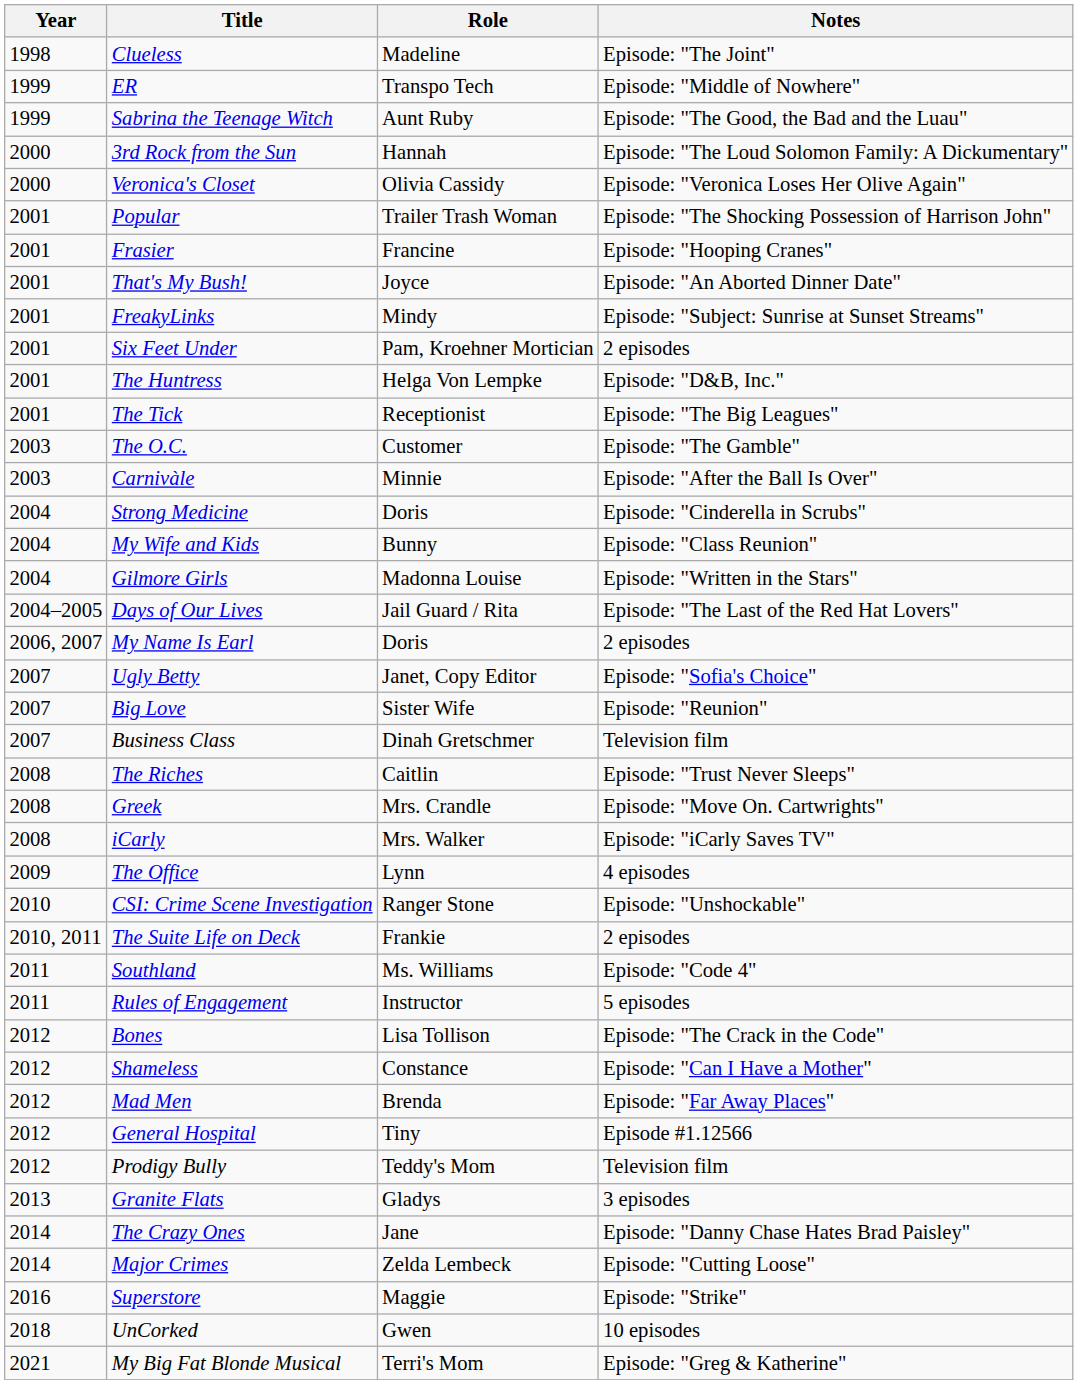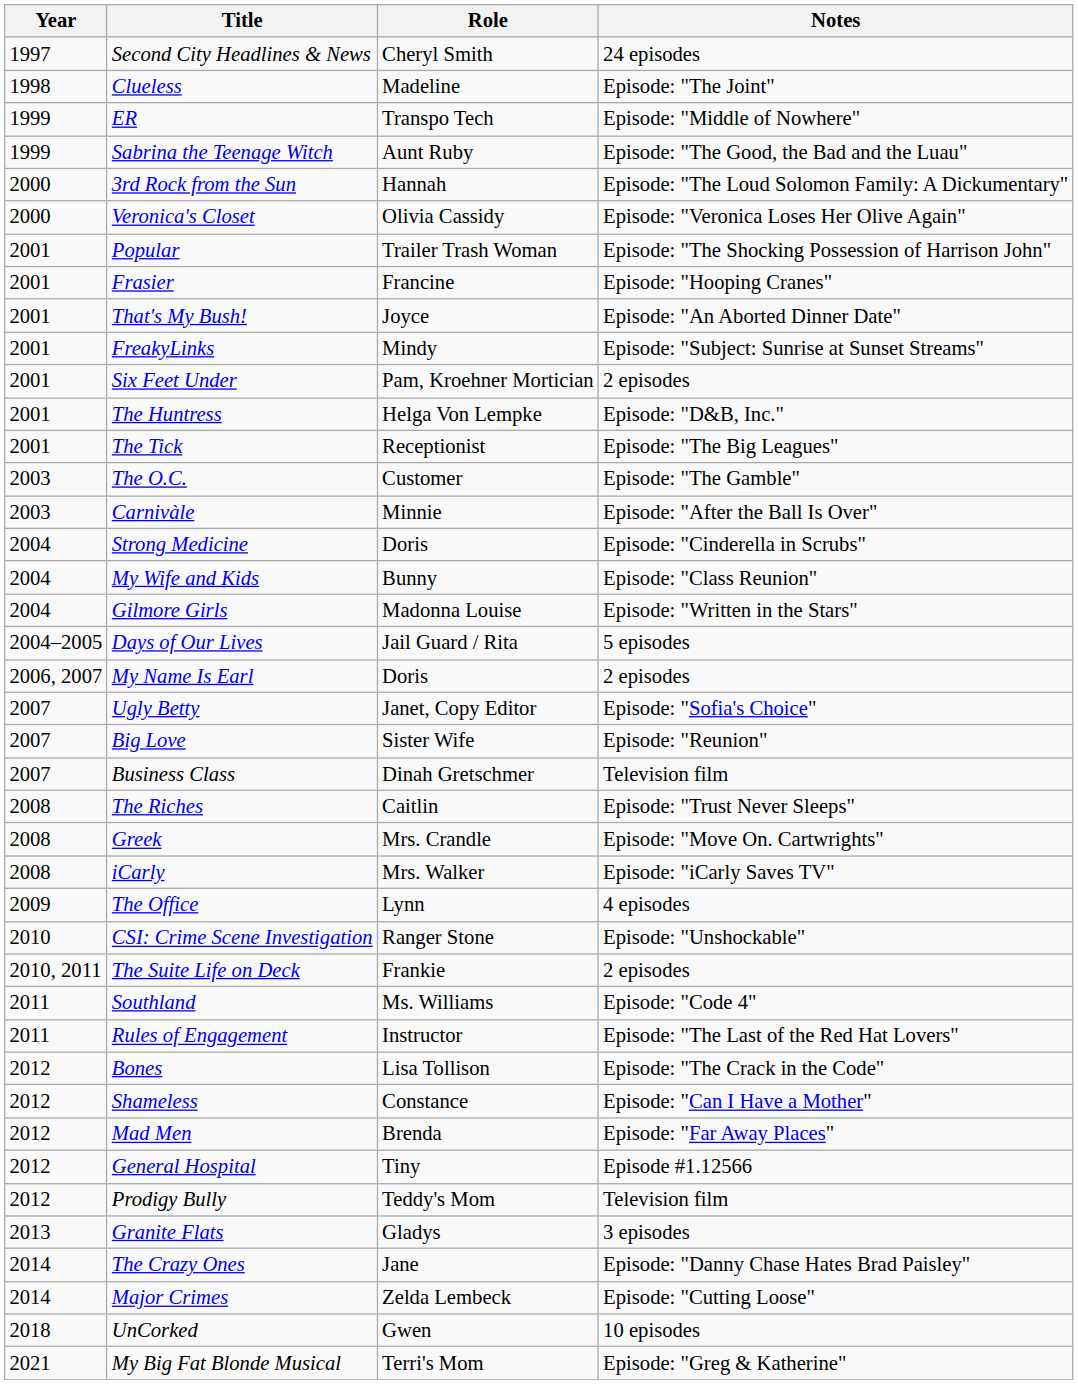+ row: (241, 53)
(781, 610) Episode: "The Last of the Red Hat Lovers" -> (646, 642) 5 episodes
(646, 1002) 5 episodes -> (781, 1035) Episode: "The Last of the Red Hat Lovers"
- row: (156, 1297)
